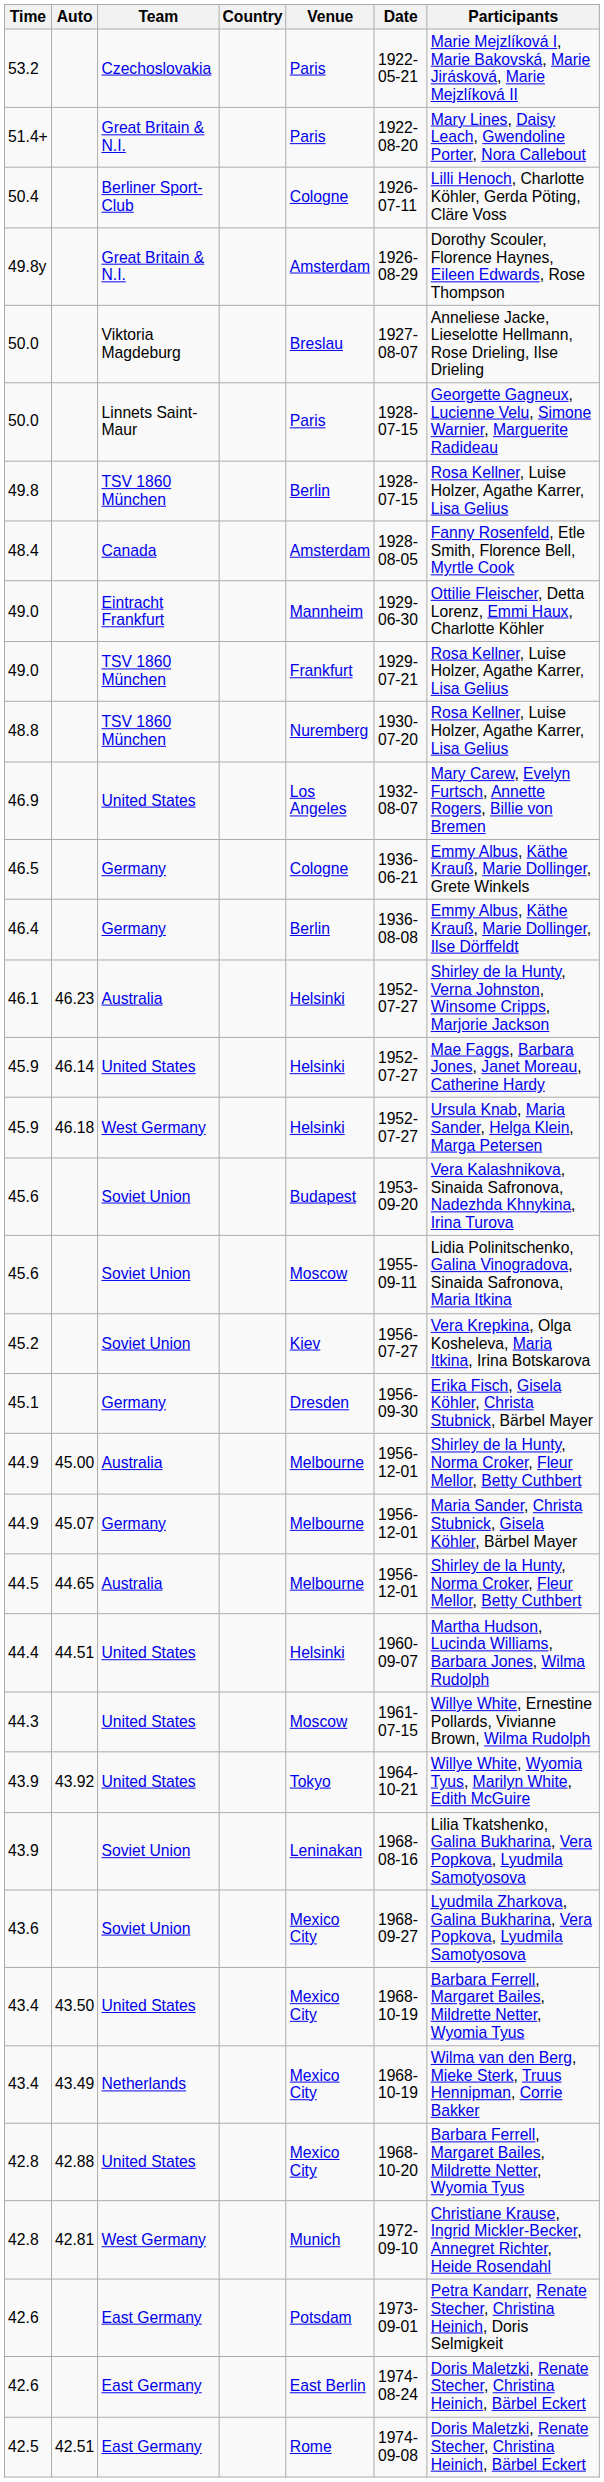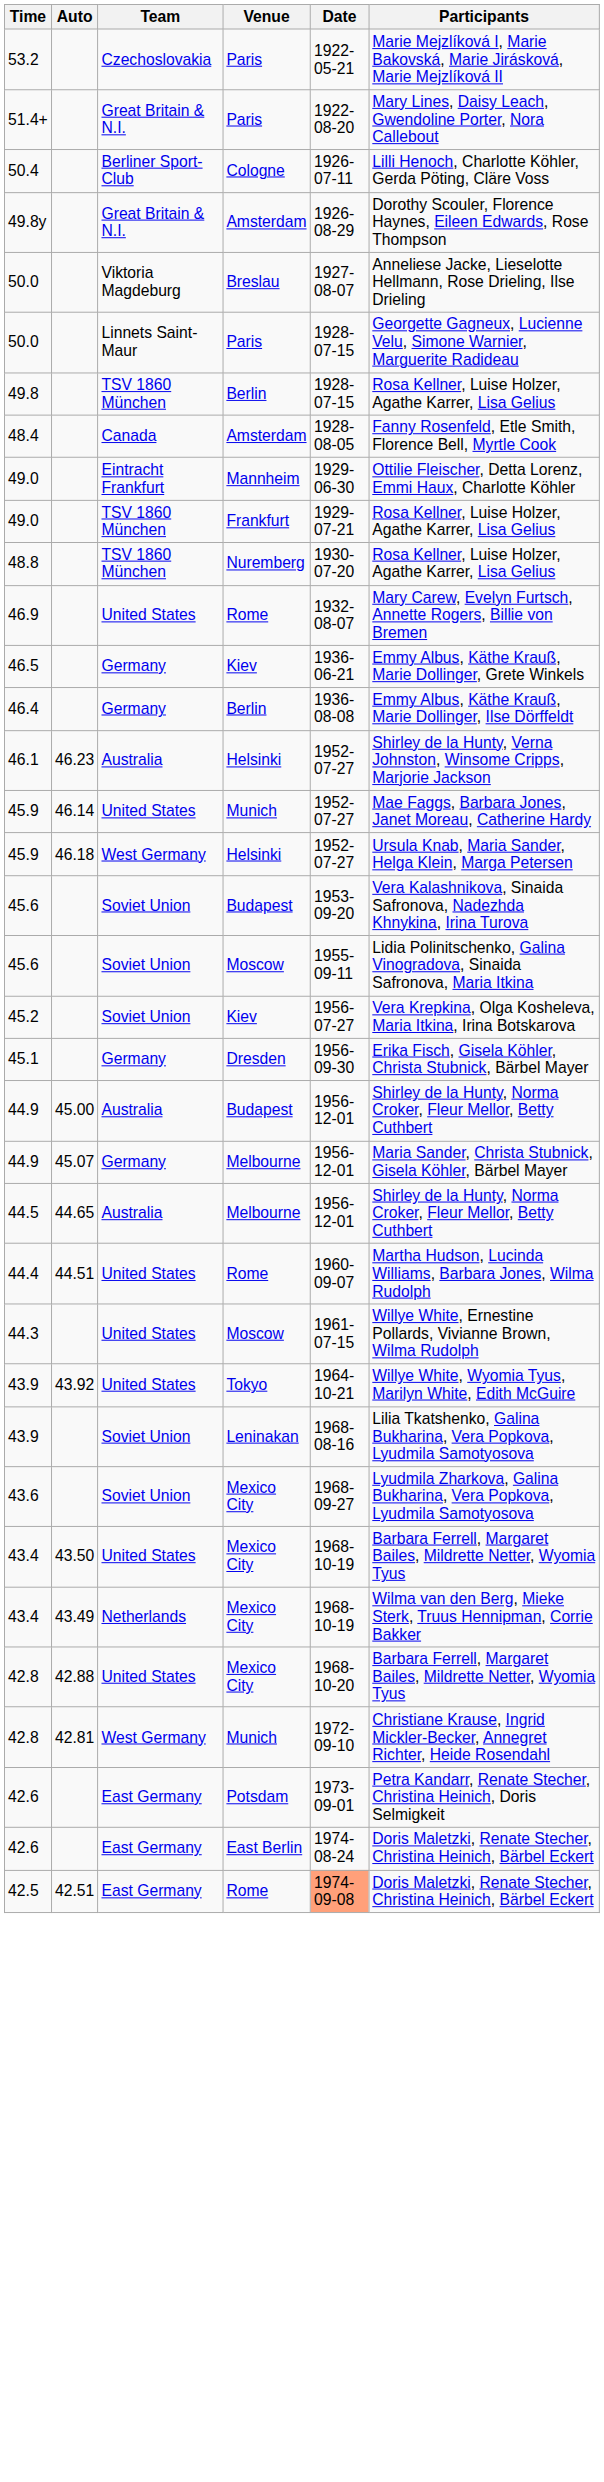- column: (253, 16)
(318, 800) Los Angeles -> (247, 615) Rome
(319, 869) Cologne -> (242, 666) Kiev
(317, 1067) Helsinki -> (252, 811) Munich
(327, 1463) Melbourne -> (260, 1110) Budapest
(317, 1652) Helsinki -> (247, 1273) Rome
(398, 2446) no background -> (334, 1891) lightsalmon background
